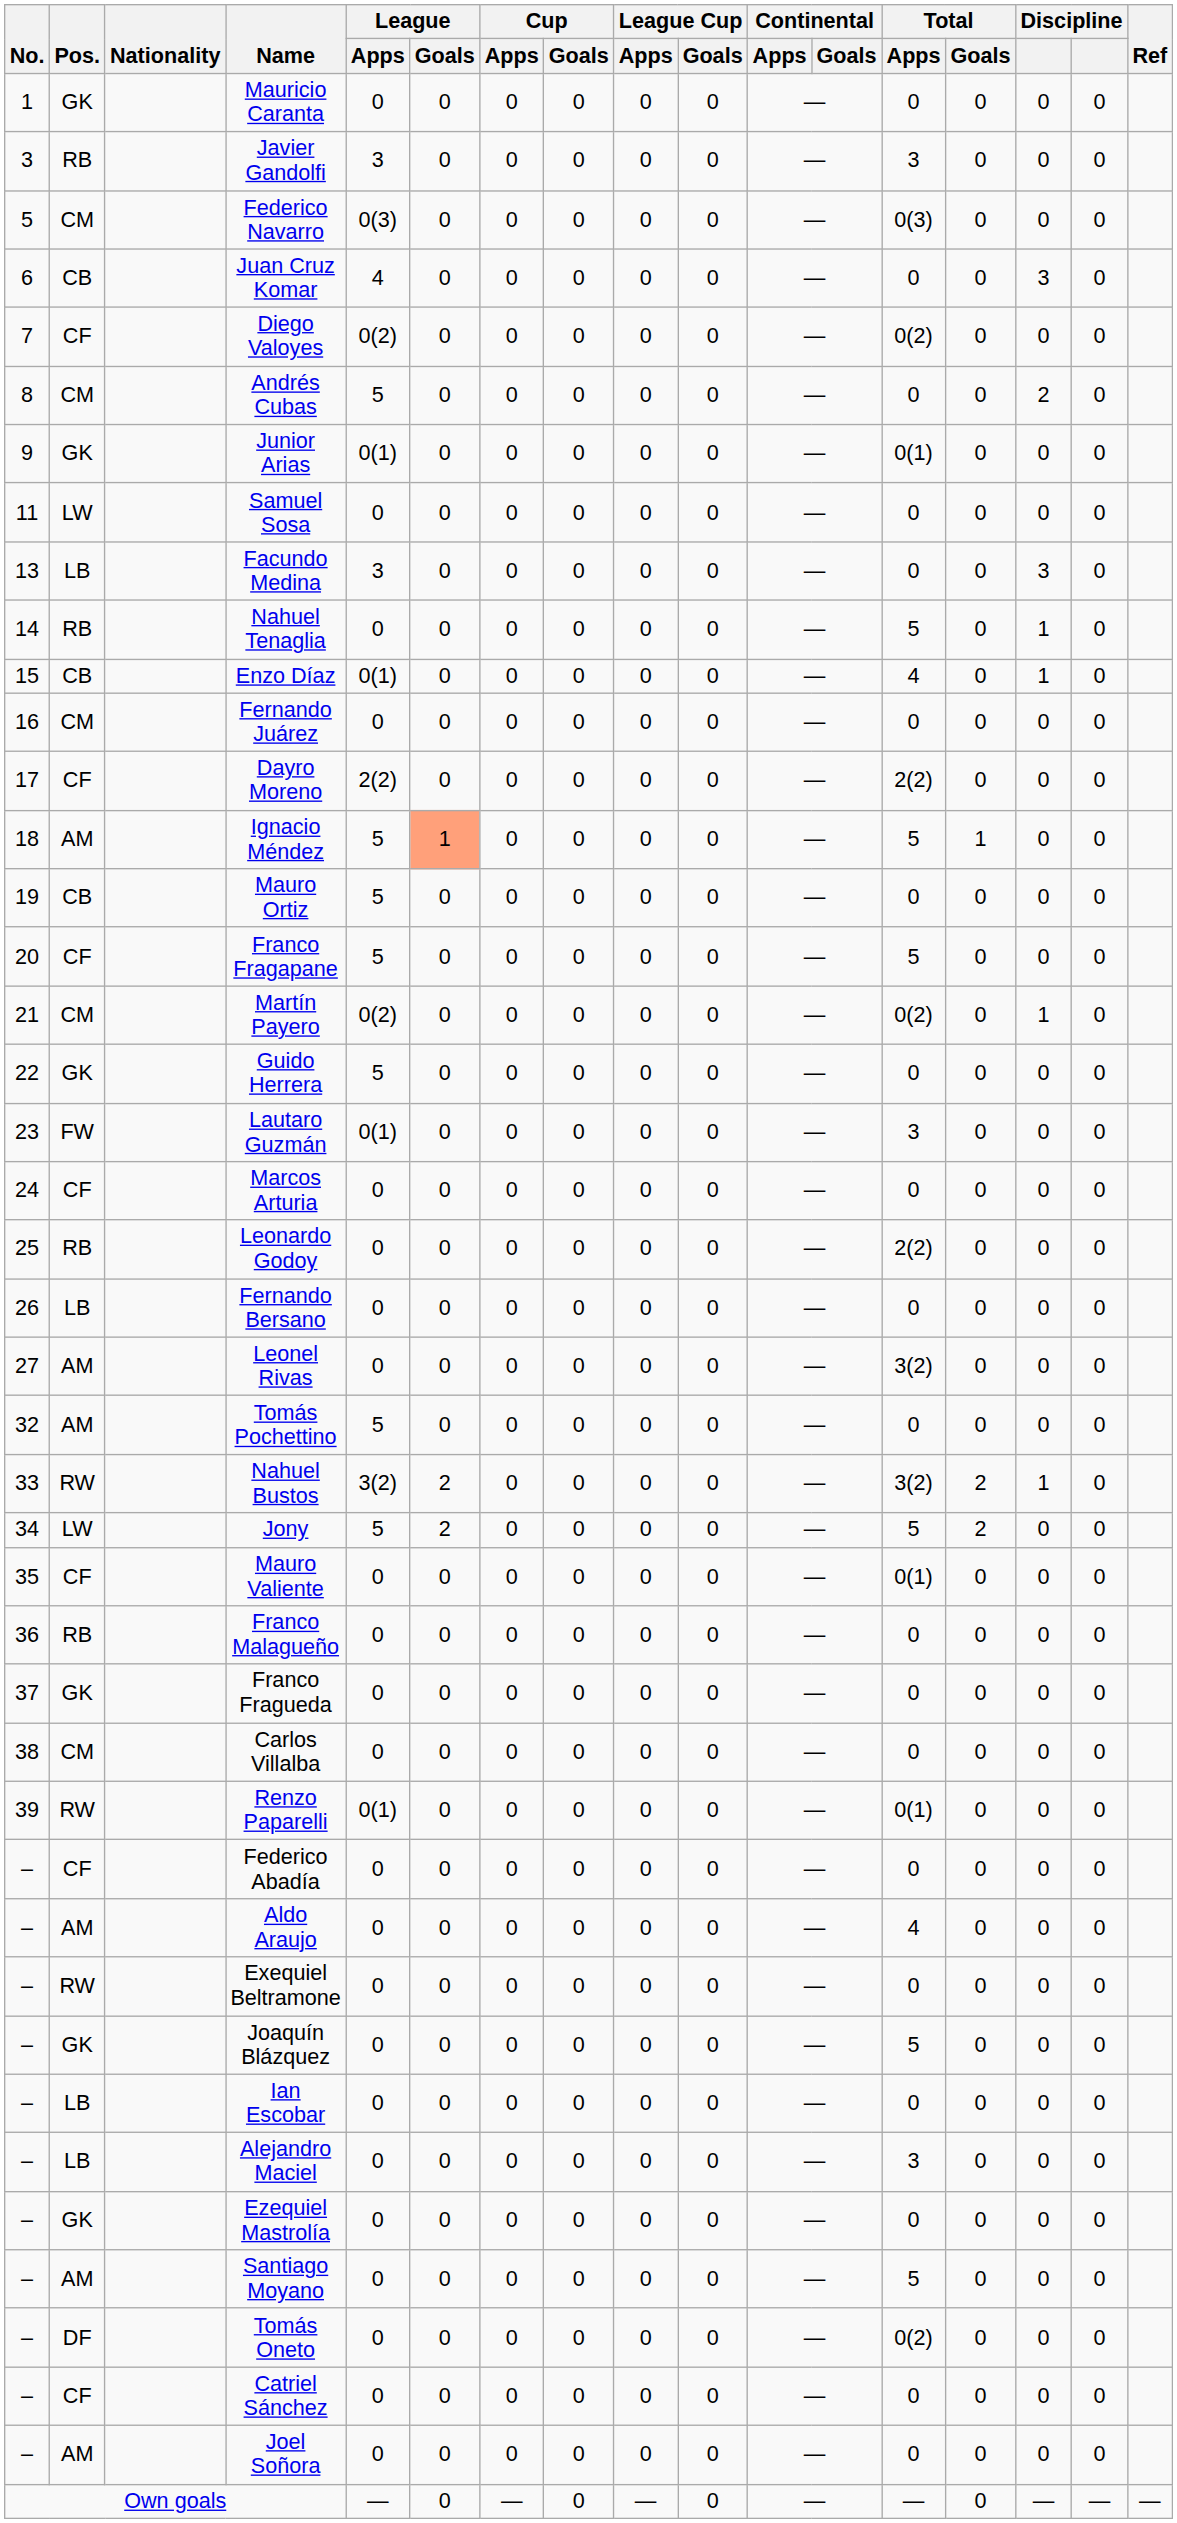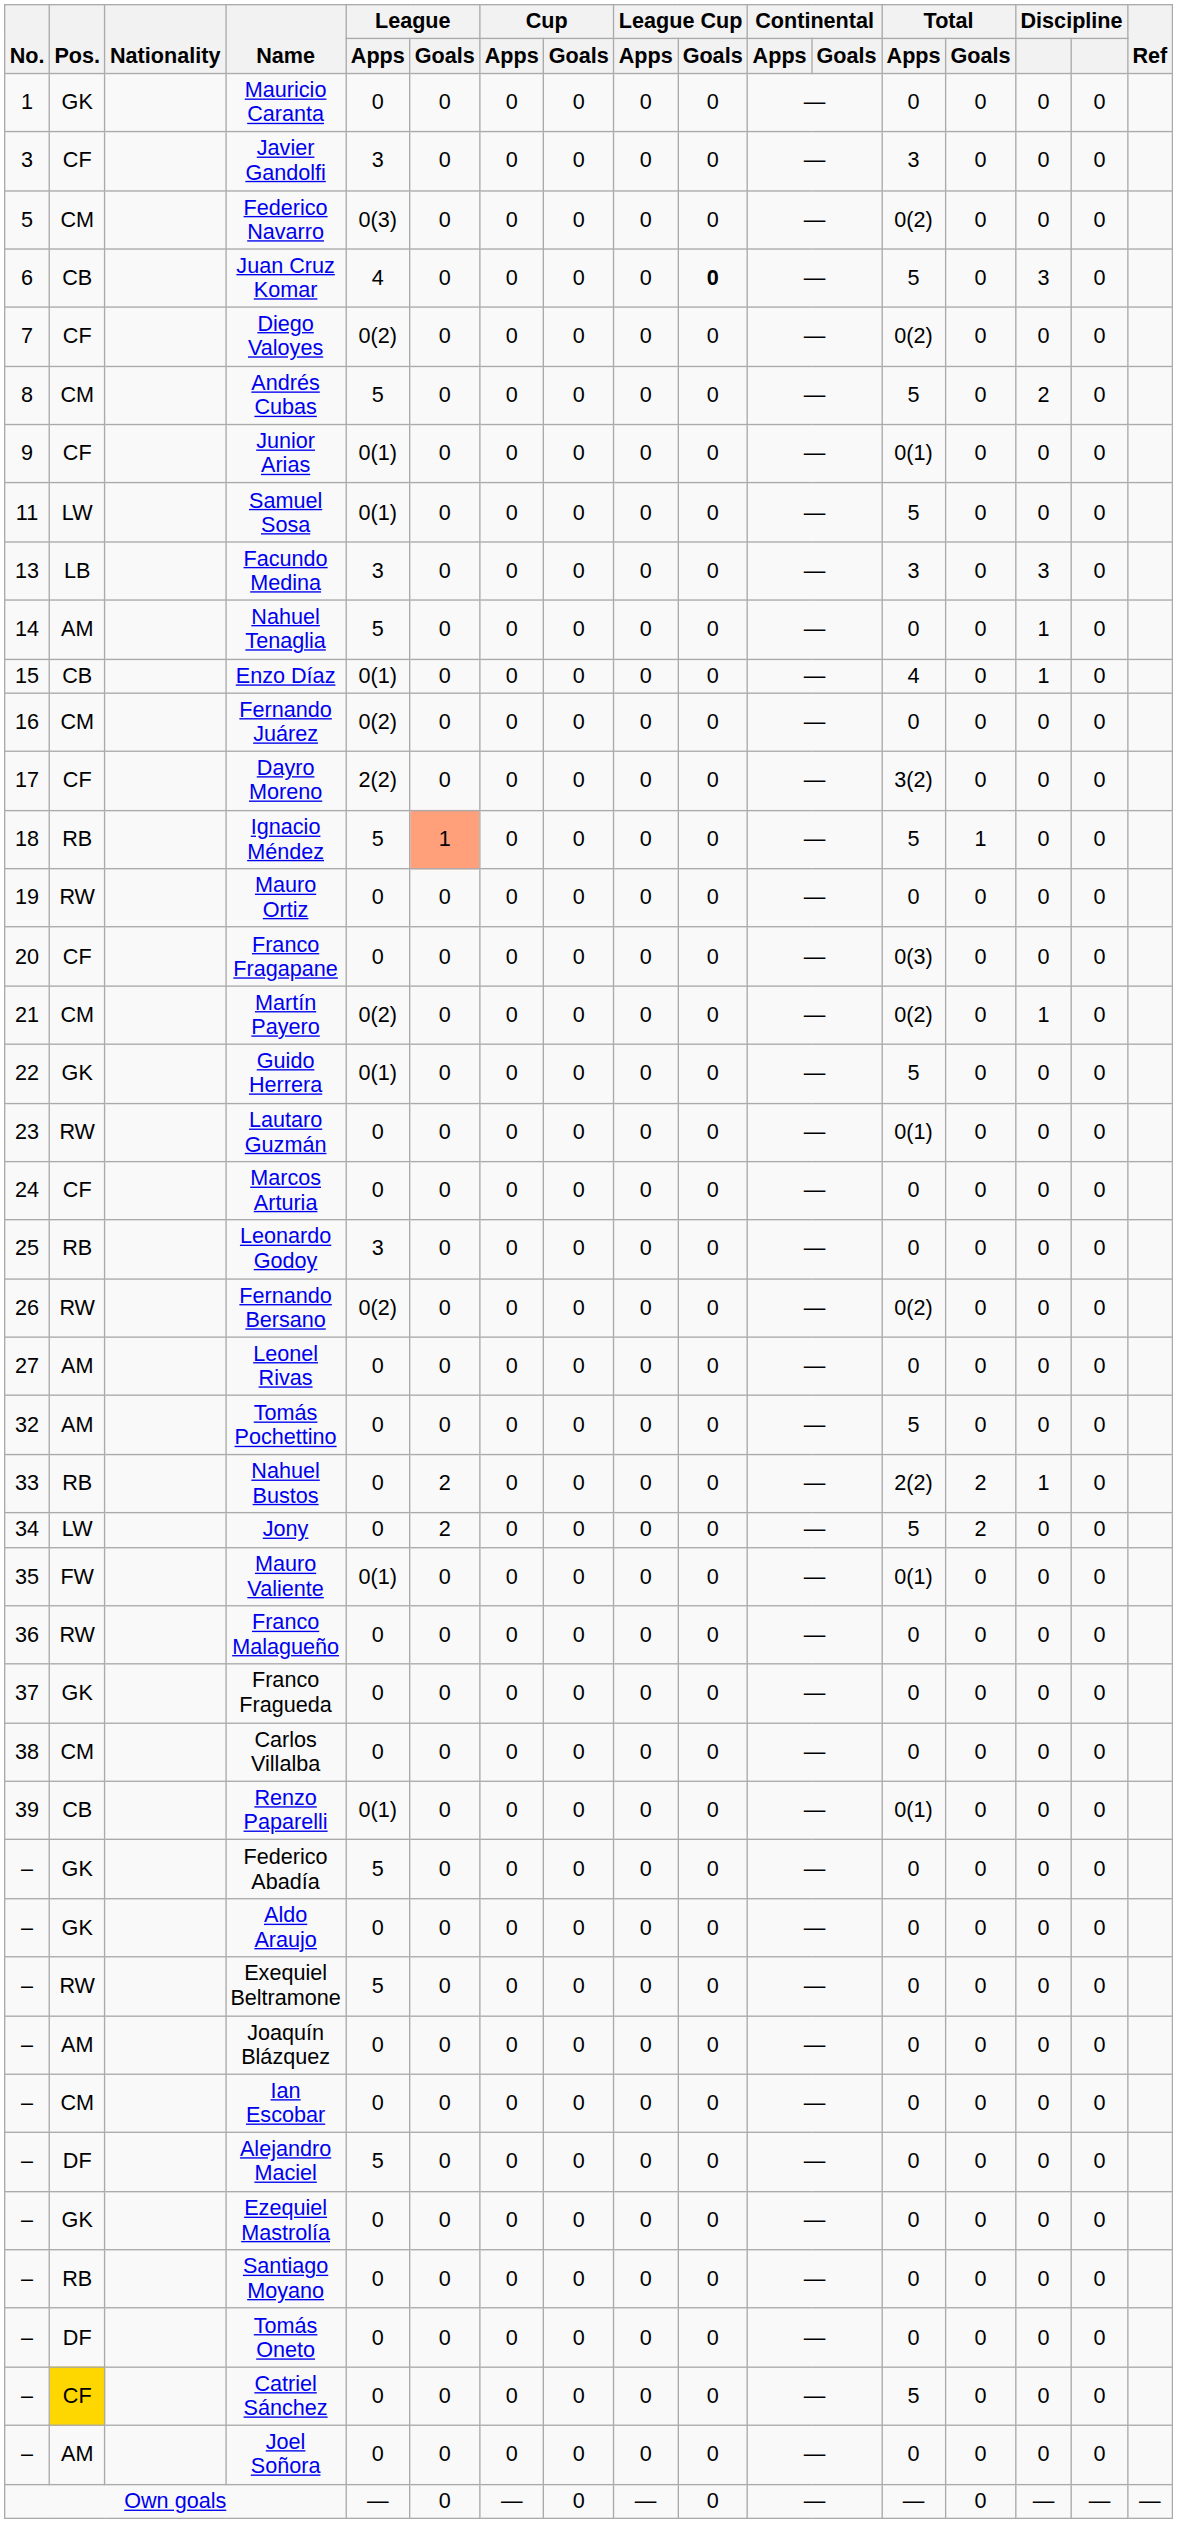(77, 160) RB -> (77, 160) CF
(914, 219) 0(3) -> (914, 219) 0(2)
(713, 277) normal -> (713, 277) bold
(914, 277) 0 -> (914, 277) 5
(914, 395) 0 -> (914, 395) 5
(77, 453) GK -> (77, 453) CF
(378, 512) 0 -> (378, 512) 0(1)
(914, 512) 0 -> (914, 512) 5
(914, 570) 0 -> (914, 570) 3
(77, 629) RB -> (77, 629) AM
(378, 629) 0 -> (378, 629) 5
(914, 629) 5 -> (914, 629) 0
(378, 722) 0 -> (378, 722) 0(2)
(914, 780) 2(2) -> (914, 780) 3(2)
(77, 839) AM -> (77, 839) RB
(77, 897) CB -> (77, 897) RW
(378, 897) 5 -> (378, 897) 0
(378, 956) 5 -> (378, 956) 0
(914, 956) 5 -> (914, 956) 0(3)
(378, 1073) 5 -> (378, 1073) 0(1)
(914, 1073) 0 -> (914, 1073) 5
(77, 1132) FW -> (77, 1132) RW
(378, 1132) 0(1) -> (378, 1132) 0
(914, 1132) 3 -> (914, 1132) 0(1)
(378, 1249) 0 -> (378, 1249) 3
(914, 1249) 2(2) -> (914, 1249) 0
(77, 1307) LB -> (77, 1307) RW
(378, 1307) 0 -> (378, 1307) 0(2)
(914, 1307) 0 -> (914, 1307) 0(2)
(914, 1366) 3(2) -> (914, 1366) 0
(378, 1424) 5 -> (378, 1424) 0
(914, 1424) 0 -> (914, 1424) 5
(77, 1483) RW -> (77, 1483) RB
(378, 1483) 3(2) -> (378, 1483) 0
(914, 1483) 3(2) -> (914, 1483) 2(2)
(378, 1529) 5 -> (378, 1529) 0
(77, 1576) CF -> (77, 1576) FW
(378, 1576) 0 -> (378, 1576) 0(1)
(77, 1634) RB -> (77, 1634) RW
(77, 1810) RW -> (77, 1810) CB
(77, 1868) CF -> (77, 1868) GK
(378, 1868) 0 -> (378, 1868) 5
(77, 1927) AM -> (77, 1927) GK
(914, 1927) 4 -> (914, 1927) 0
(378, 1986) 0 -> (378, 1986) 5
(77, 2044) GK -> (77, 2044) AM
(914, 2044) 5 -> (914, 2044) 0
(77, 2103) LB -> (77, 2103) CM
(77, 2161) LB -> (77, 2161) DF
(378, 2161) 0 -> (378, 2161) 5
(914, 2161) 3 -> (914, 2161) 0
(77, 2278) AM -> (77, 2278) RB
(914, 2278) 5 -> (914, 2278) 0
(914, 2337) 0(2) -> (914, 2337) 0
(77, 2395) no background -> (77, 2395) gold background
(914, 2395) 0 -> (914, 2395) 5
